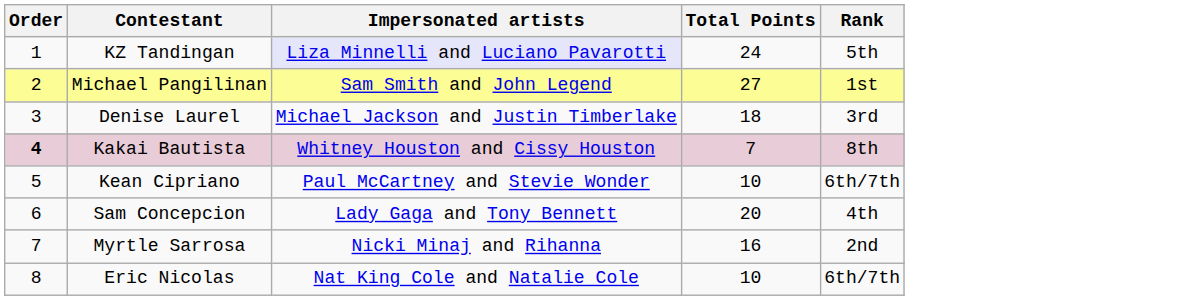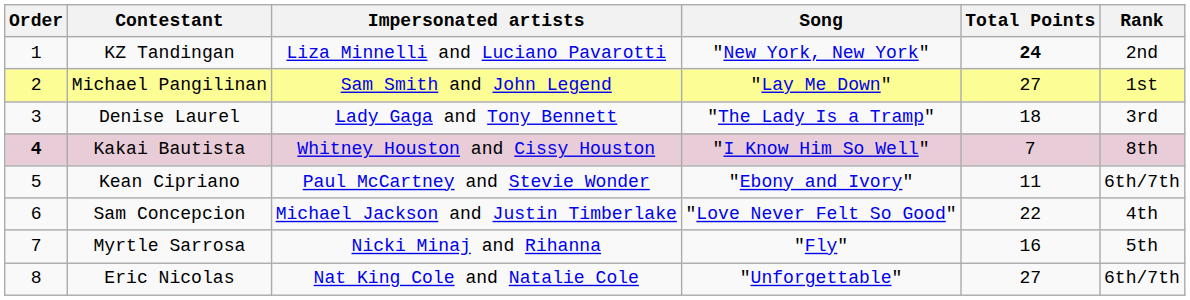+ column: (821, 21)
(476, 53) lavender background -> (476, 53) no background
(751, 53) normal -> (1030, 53) bold
(862, 53) 5th -> (1142, 53) 2nd
(476, 118) Michael Jackson and Justin Timberlake -> (476, 118) Lady Gaga and Tony Bennett
(751, 182) 10 -> (1030, 182) 11
(476, 214) Lady Gaga and Tony Bennett -> (476, 214) Michael Jackson and Justin Timberlake
(751, 214) 20 -> (1030, 214) 22
(862, 246) 2nd -> (1142, 246) 5th
(751, 279) 10 -> (1030, 279) 27
